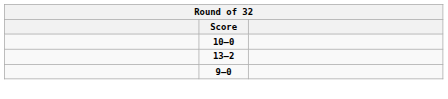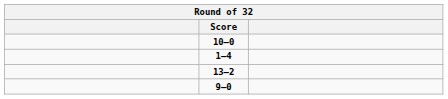+ row: (224, 56)
